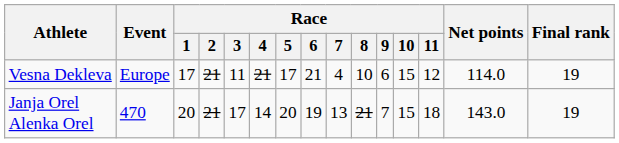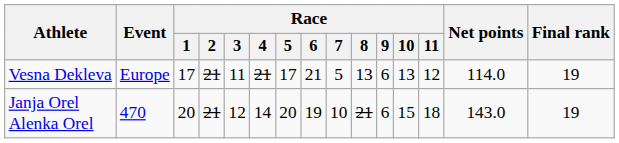(339, 74) 4 -> (339, 74) 5
(364, 74) 10 -> (364, 74) 13
(406, 74) 15 -> (406, 74) 13
(237, 113) 17 -> (237, 113) 12
(339, 113) 13 -> (339, 113) 10
(385, 113) 7 -> (385, 113) 6
